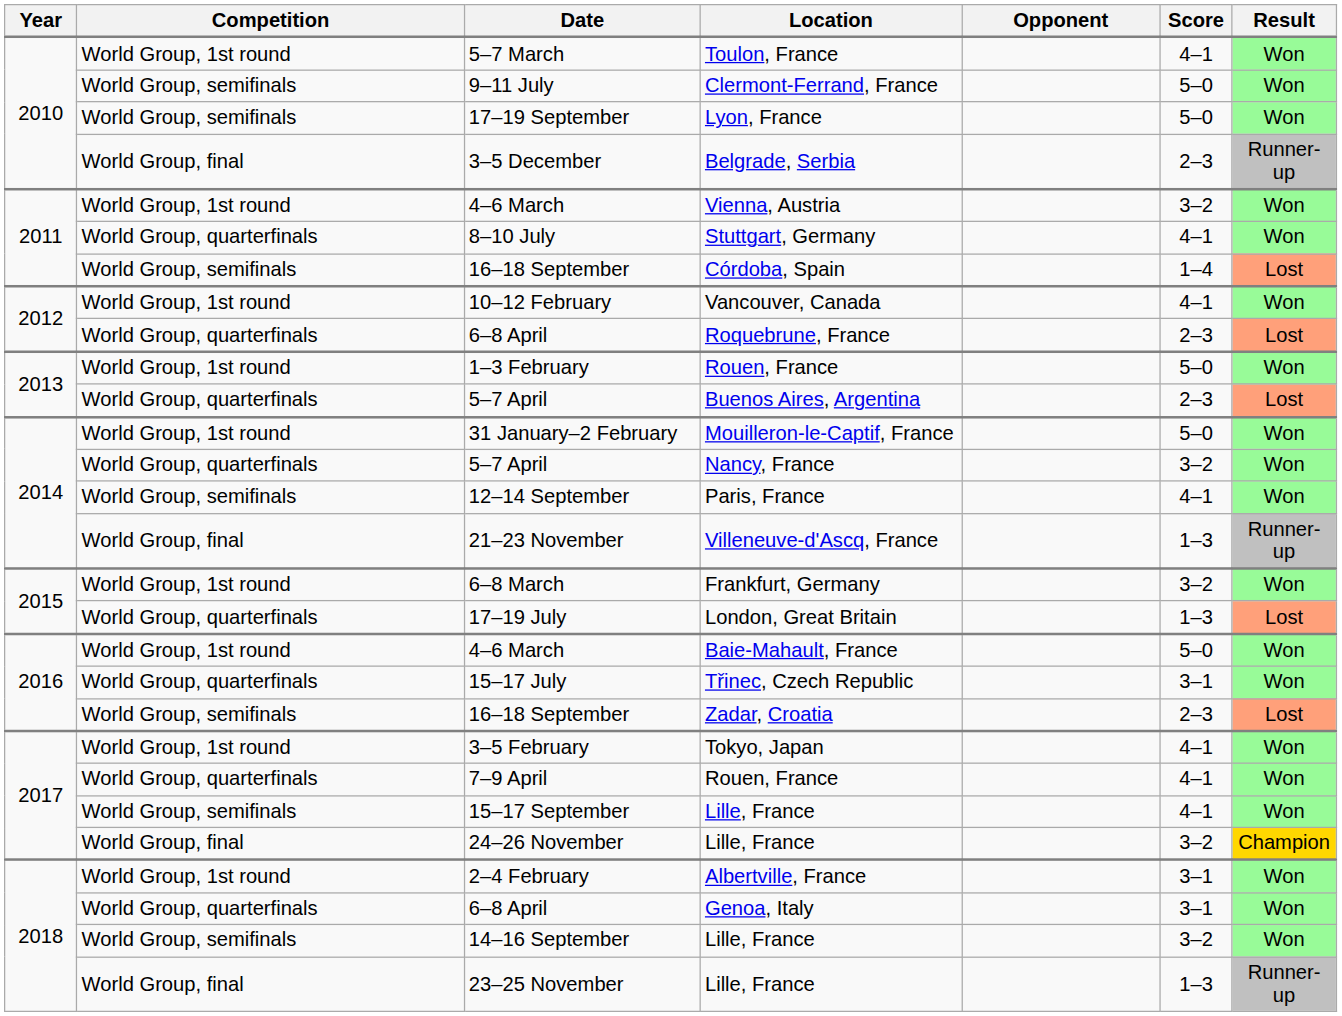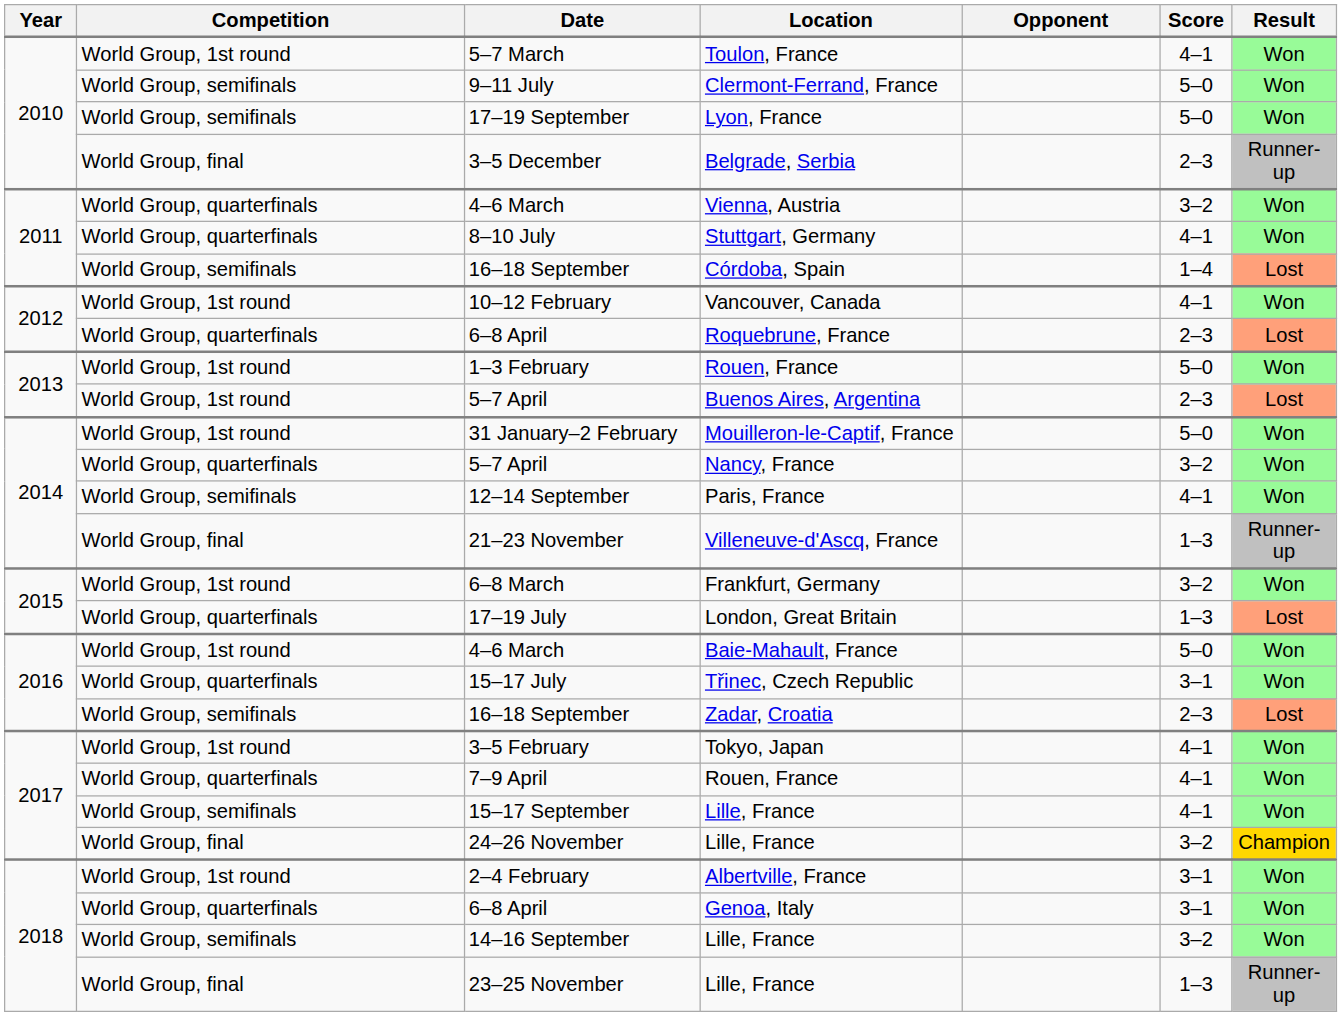(186, 205) World Group, 1st round -> (200, 205) World Group, quarterfinals
(200, 399) World Group, quarterfinals -> (186, 399) World Group, 1st round
